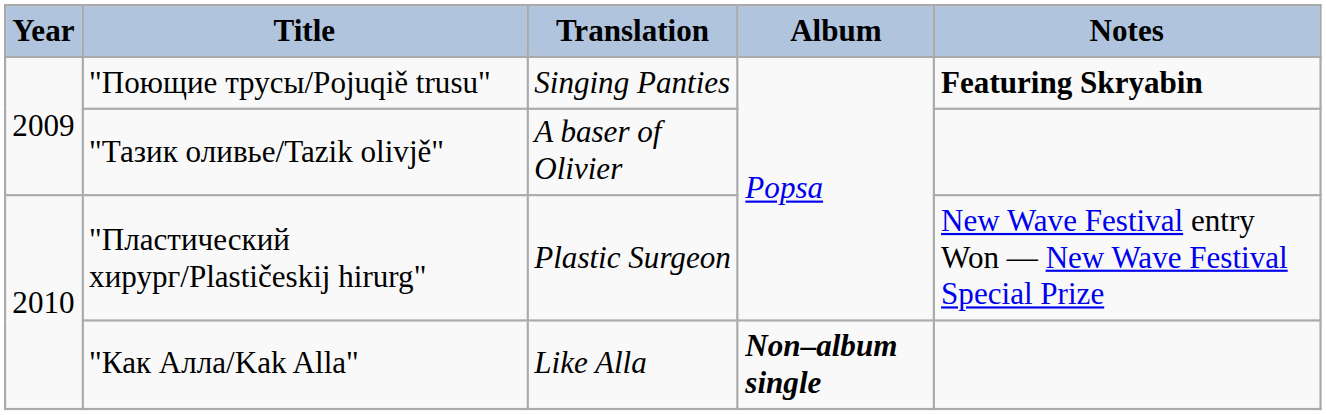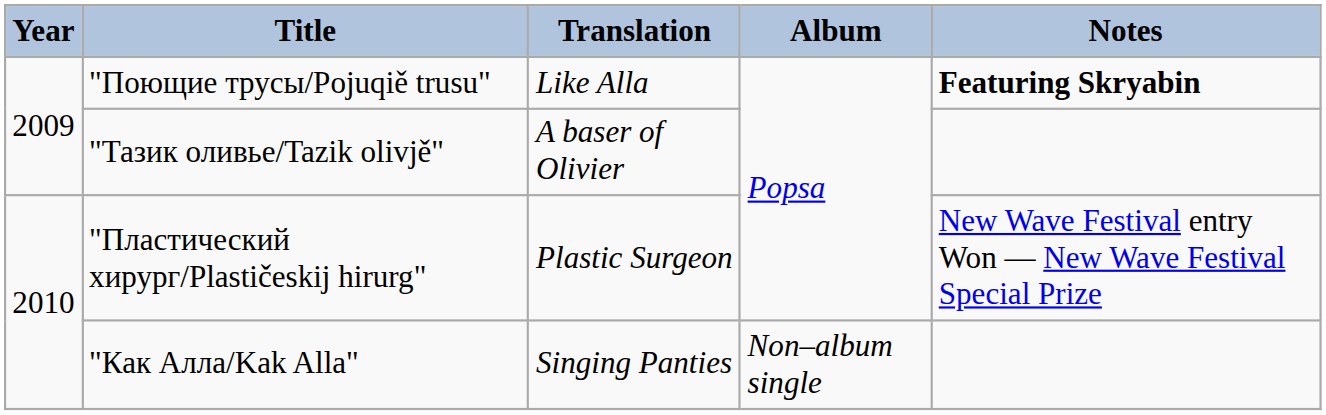(632, 81) Singing Panties -> (592, 81) Like Alla
(590, 364) Like Alla -> (634, 364) Singing Panties
(821, 364) bold -> (820, 364) normal
